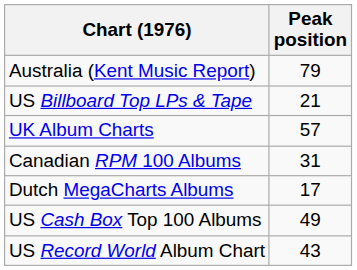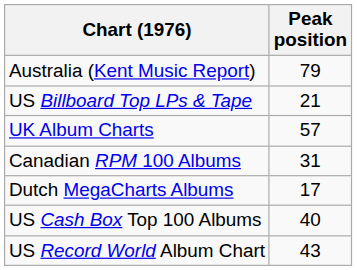(310, 220) 49 -> (310, 220) 40
